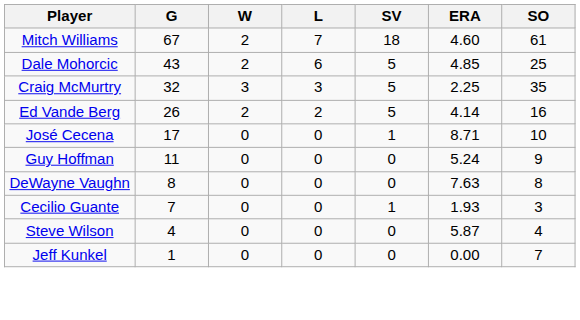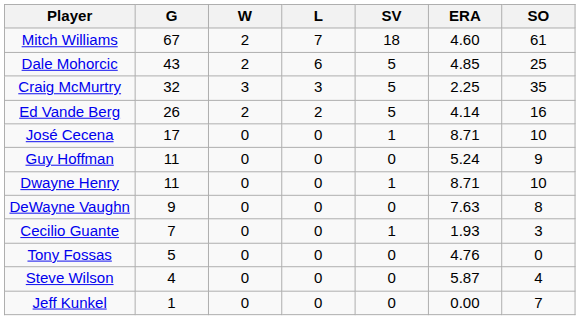+ row: (70, 183)
(172, 183) 8 -> (172, 207) 9
+ row: (70, 254)
